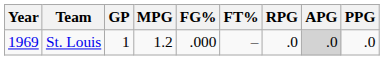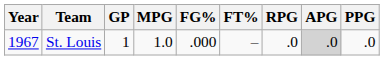(23, 42) 1969 -> (23, 42) 1967
(163, 42) 1.2 -> (163, 42) 1.0
